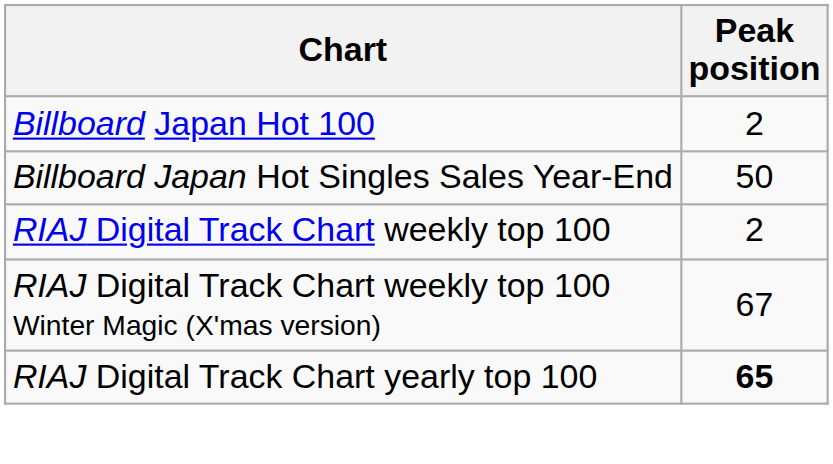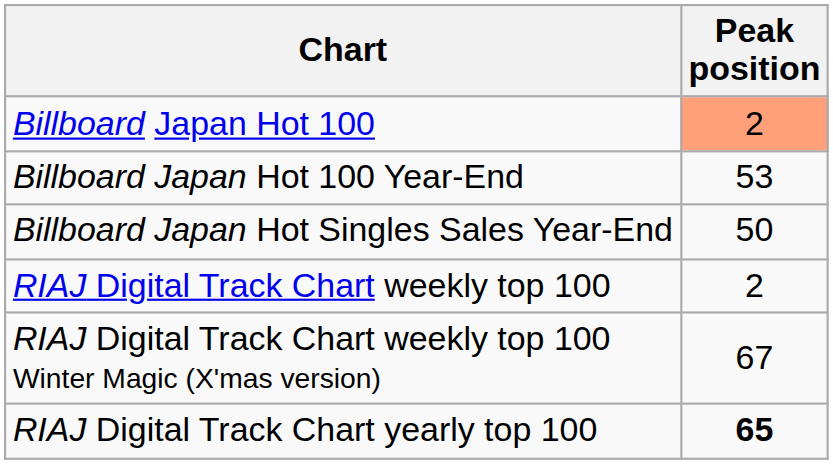(754, 123) no background -> (754, 123) lightsalmon background
+ row: (268, 177)
